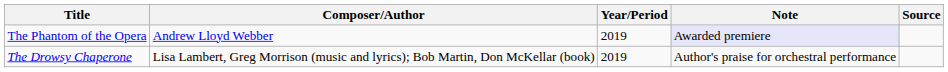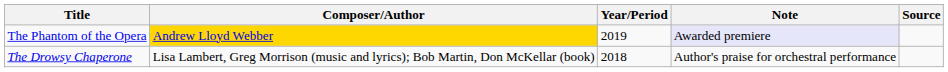(213, 35) no background -> (213, 35) gold background
(614, 56) 2019 -> (614, 56) 2018
